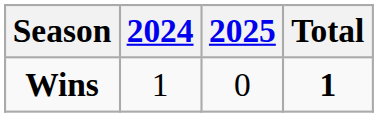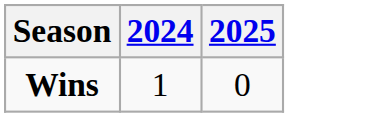- column: (328, 31)
